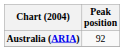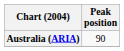(101, 38) 92 -> (101, 38) 90
